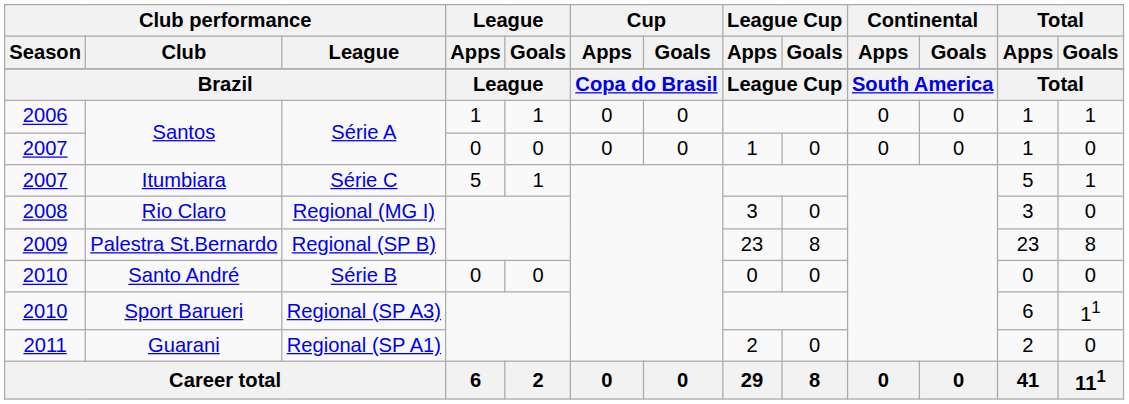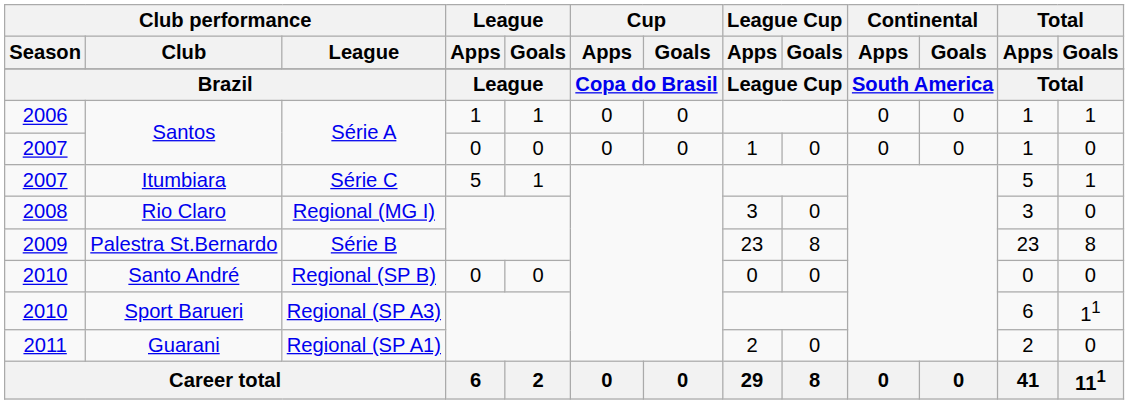(364, 244) Regional (SP B) -> (364, 244) Série B
(364, 276) Série B -> (364, 276) Regional (SP B)
